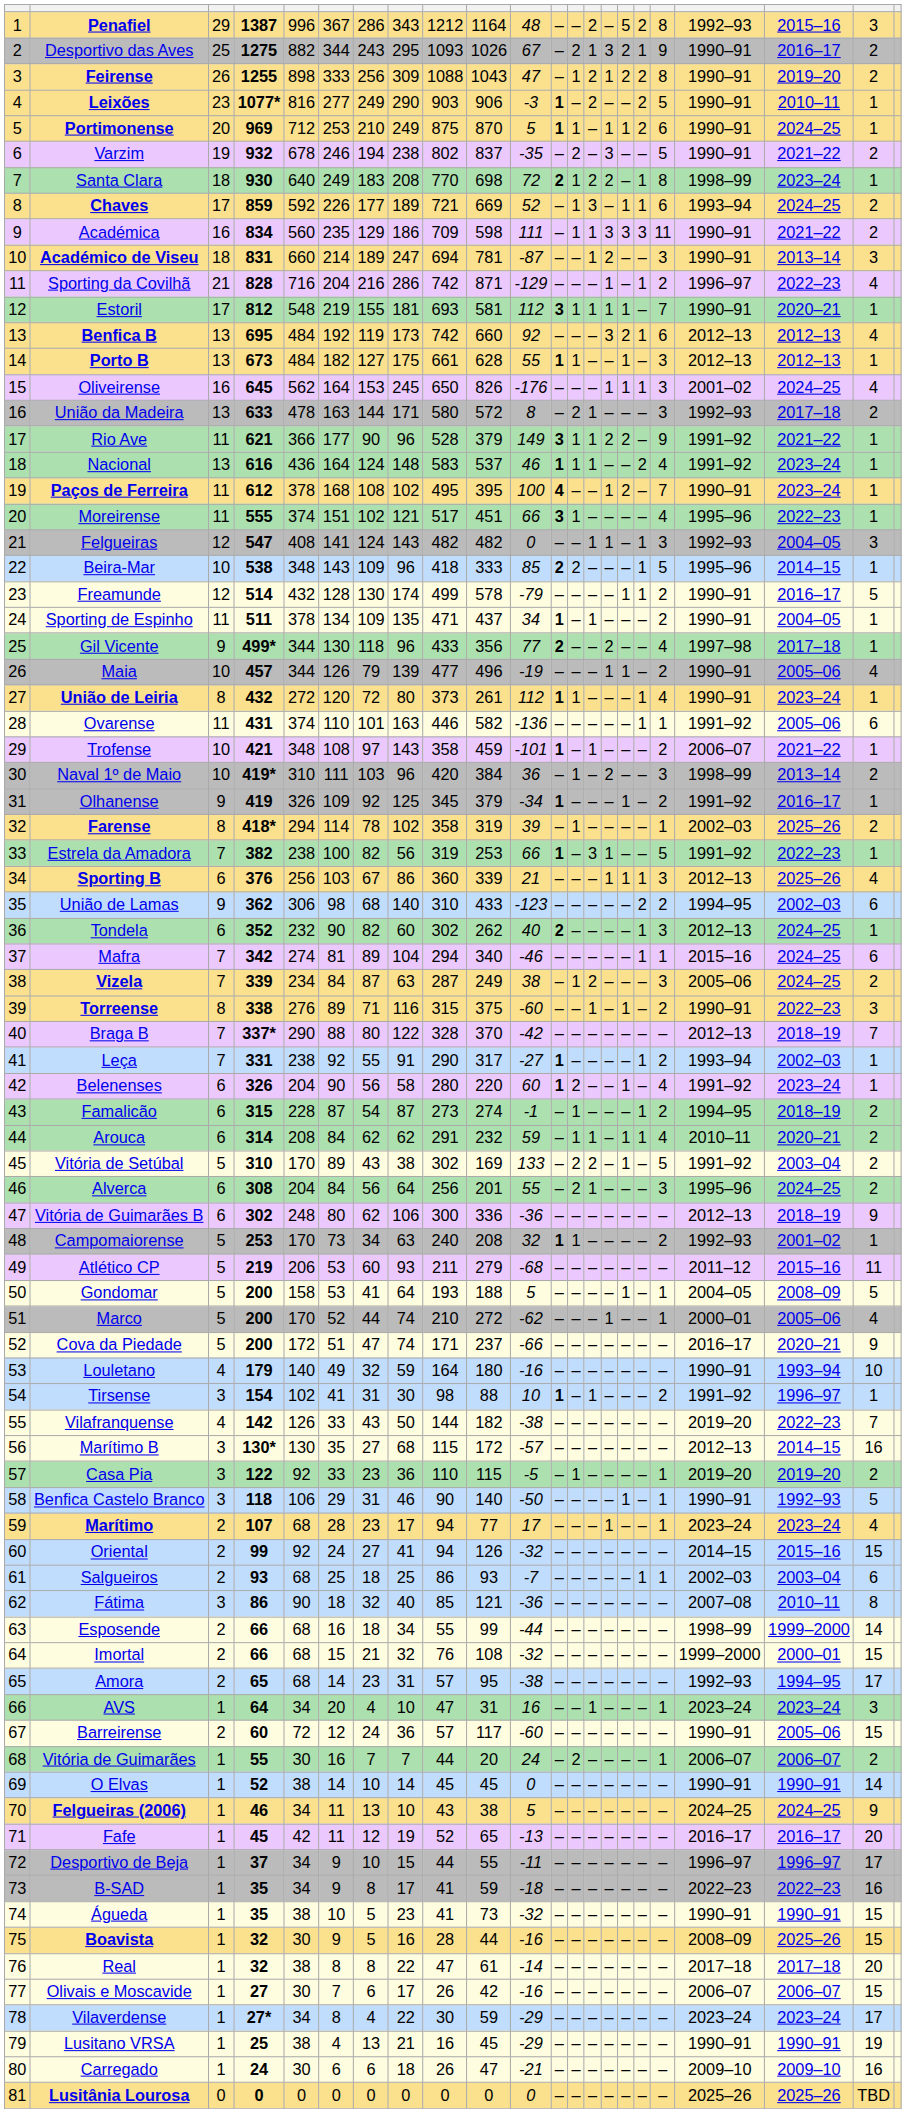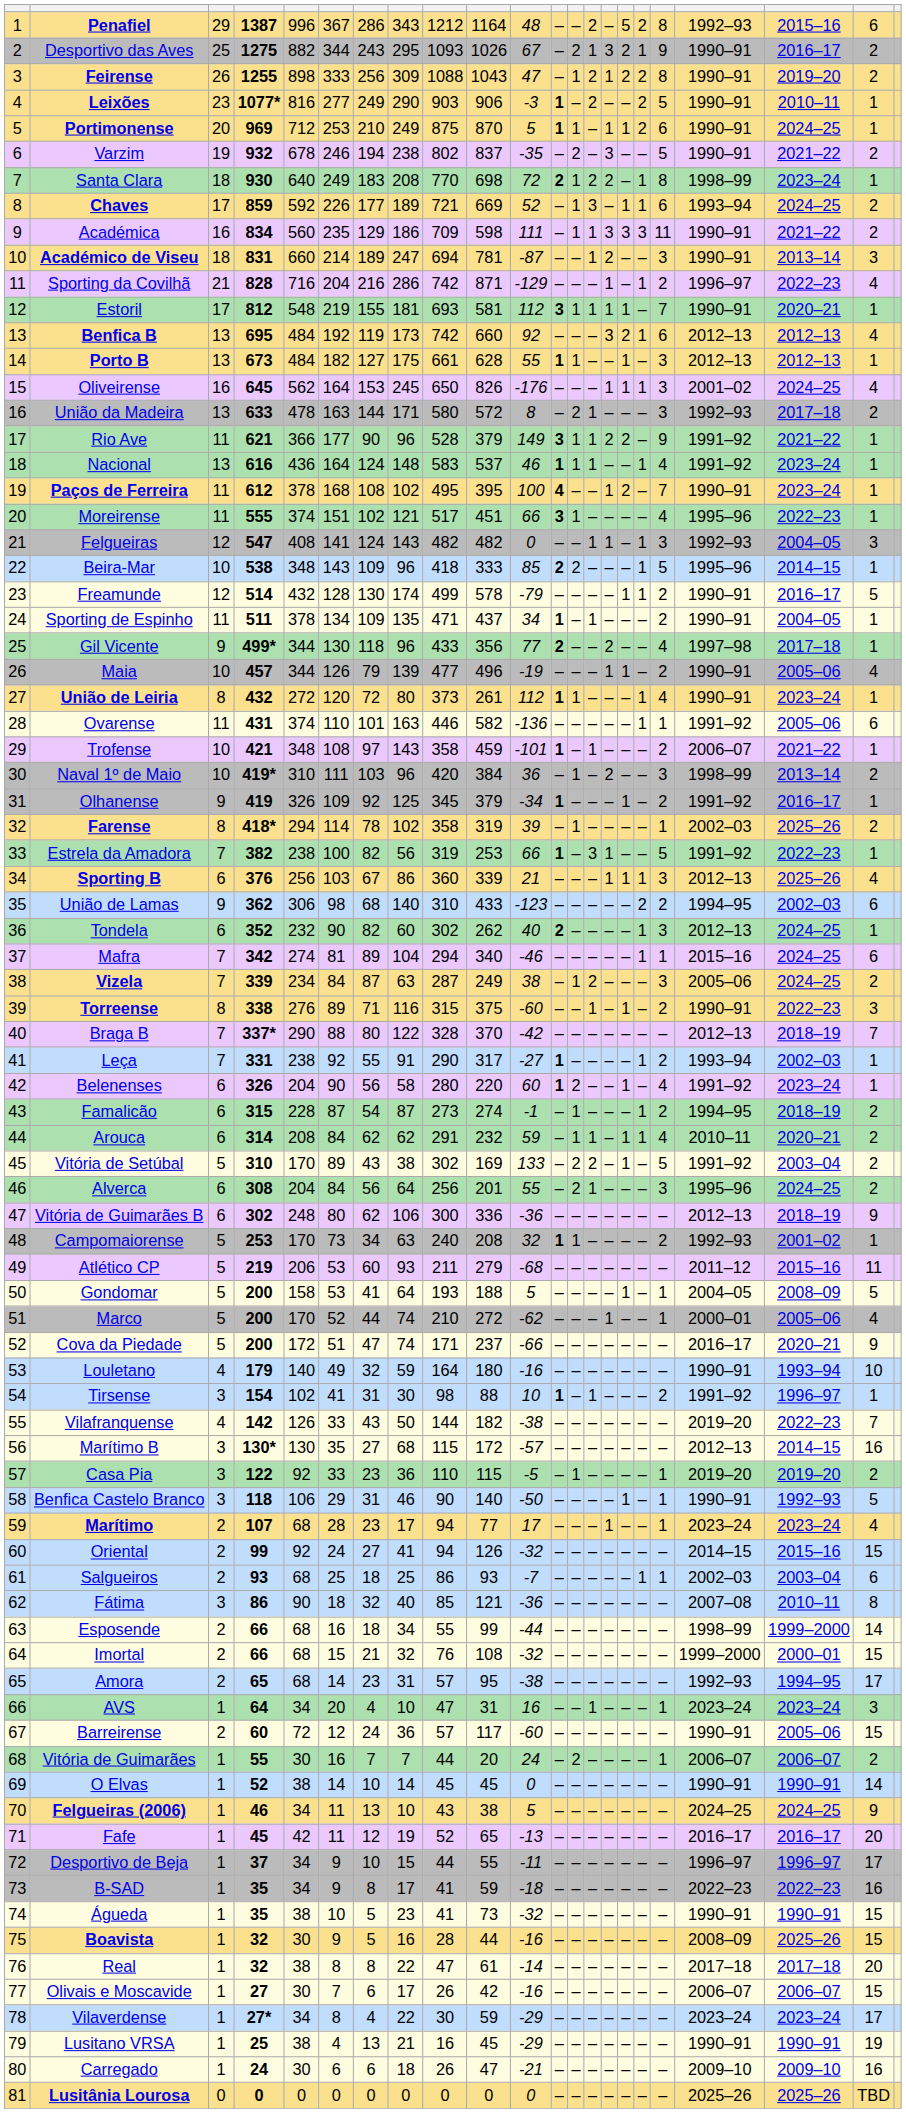(874, 24) 3 -> (874, 24) 6
(642, 464) 2 -> (642, 464) 1
